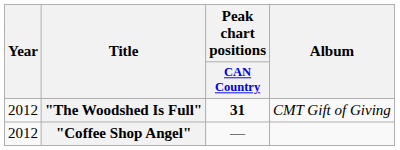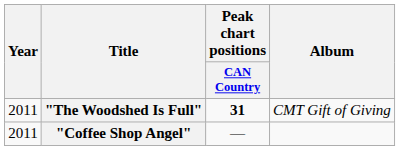(23, 110) 2012 -> (23, 110) 2011
(23, 133) 2012 -> (23, 133) 2011
